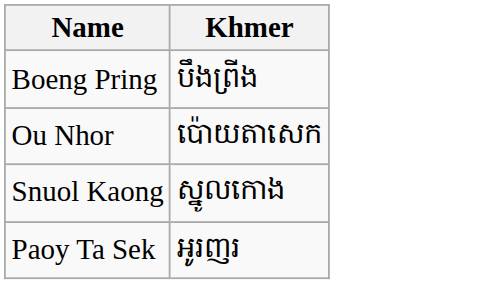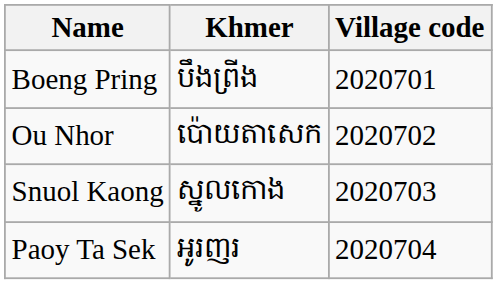+ column: (410, 27)
